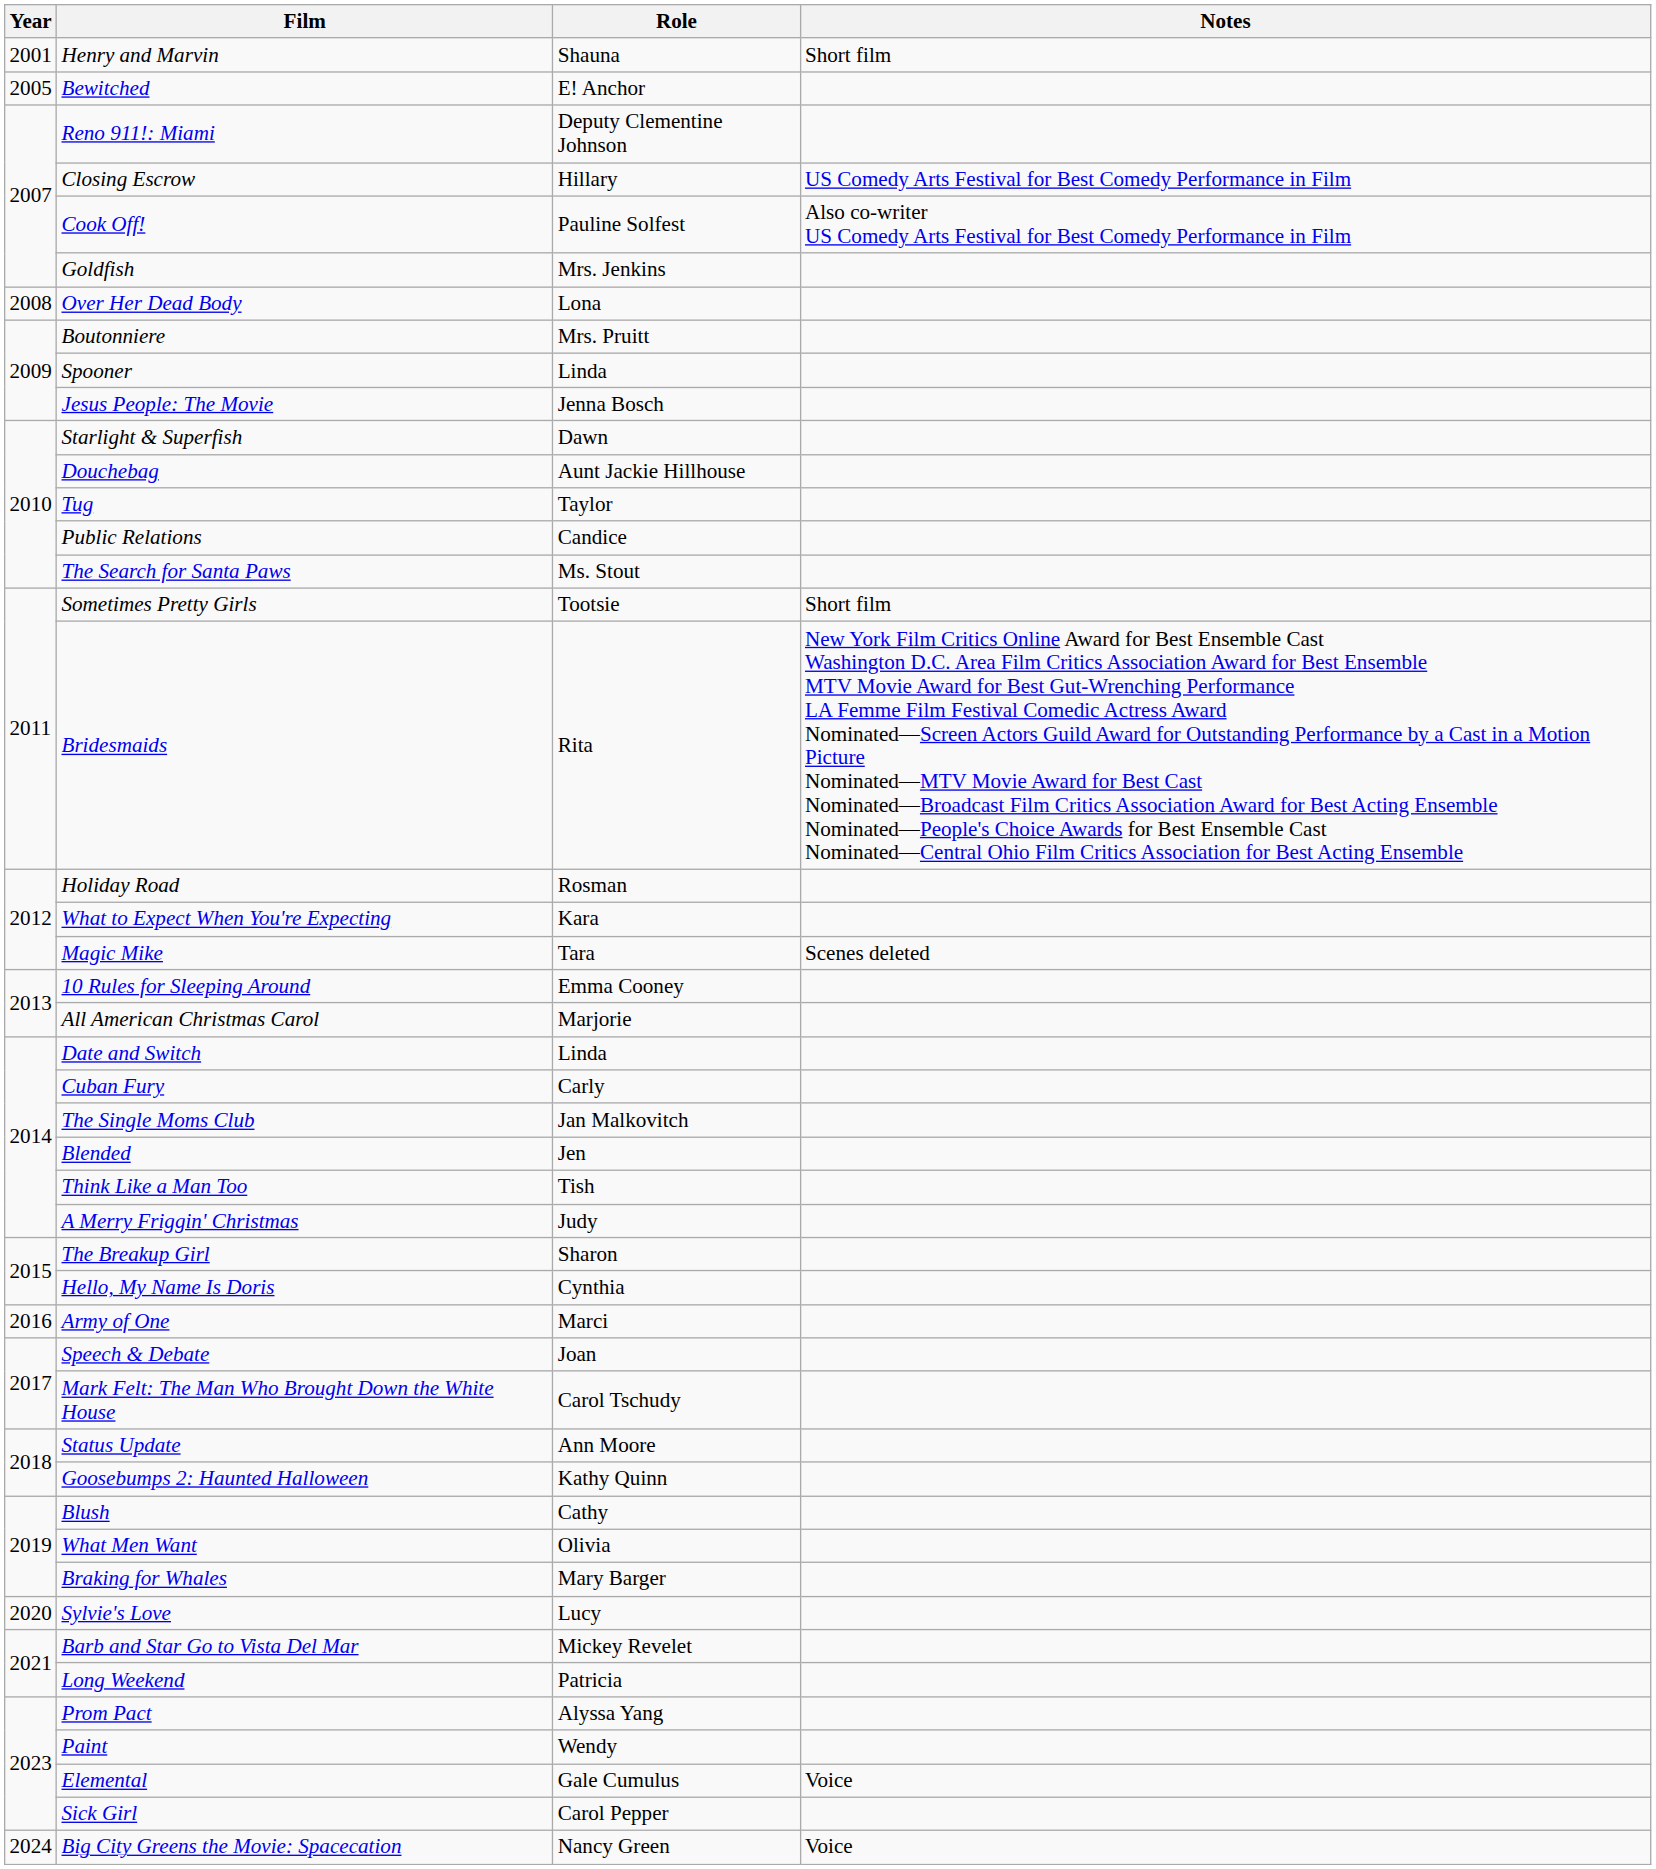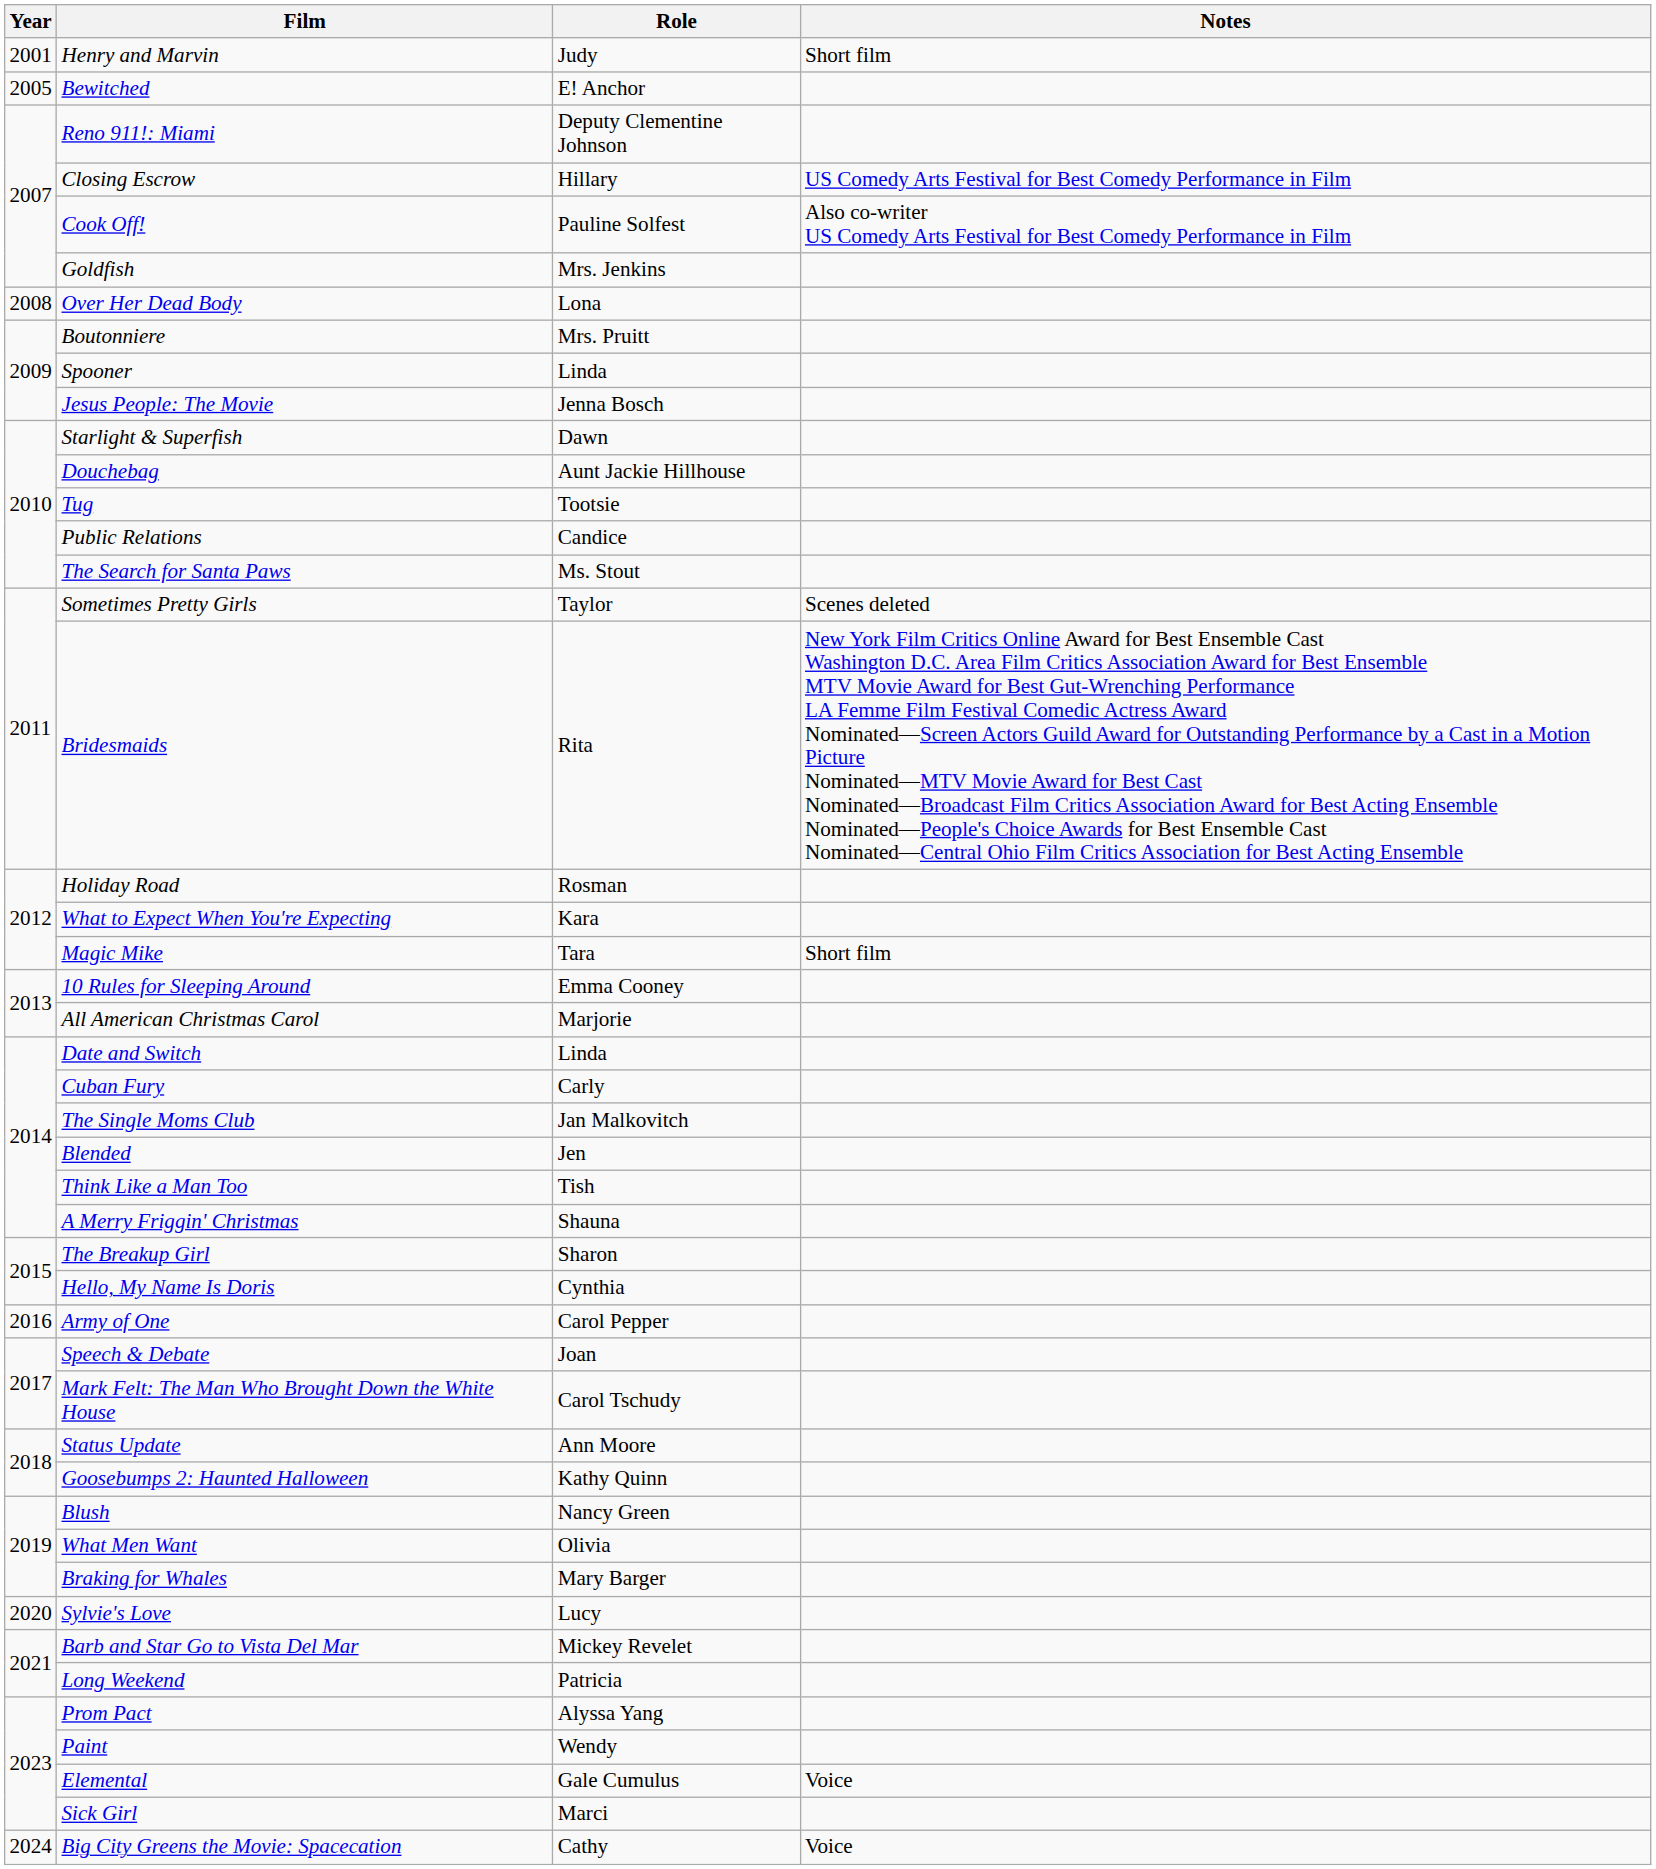(589, 54) Shauna -> (578, 54) Judy
(585, 504) Taylor -> (589, 504) Tootsie
(589, 604) Tootsie -> (585, 604) Taylor
(848, 604) Short film -> (867, 604) Scenes deleted
(867, 952) Scenes deleted -> (848, 952) Short film
(578, 1220) Judy -> (589, 1220) Shauna
(583, 1320) Marci -> (613, 1320) Carol Pepper
(583, 1512) Cathy -> (614, 1512) Nancy Green
(613, 1813) Carol Pepper -> (583, 1813) Marci
(614, 1847) Nancy Green -> (583, 1847) Cathy
